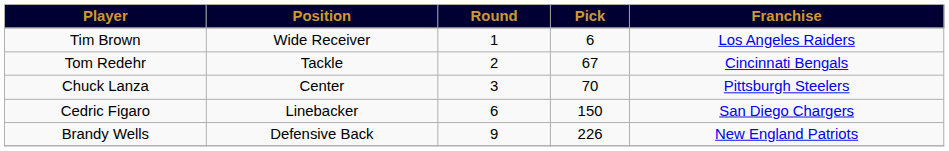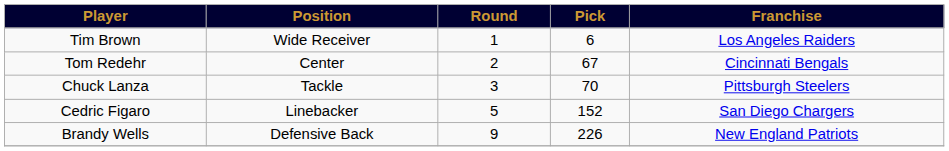(322, 63) Tackle -> (322, 63) Center
(322, 87) Center -> (322, 87) Tackle
(494, 110) 6 -> (494, 110) 5
(590, 110) 150 -> (590, 110) 152
